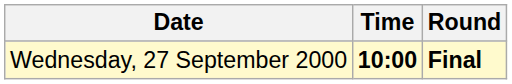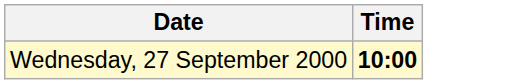- column: (465, 22)
